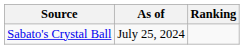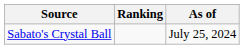columns swapped: (213, 14) <-> (151, 14)
